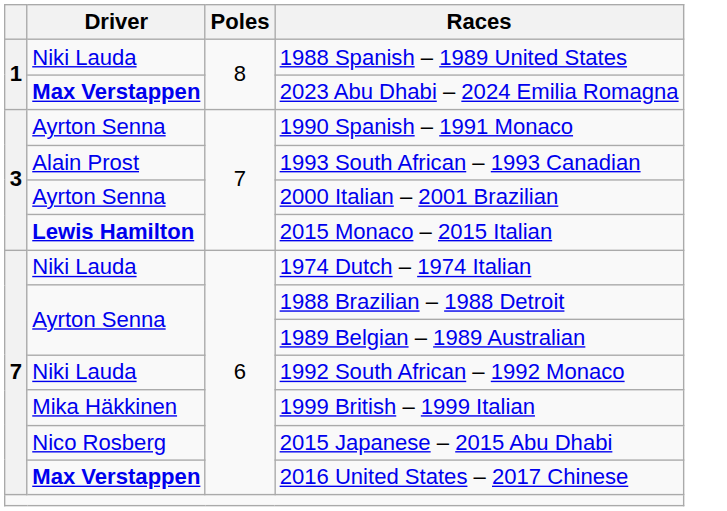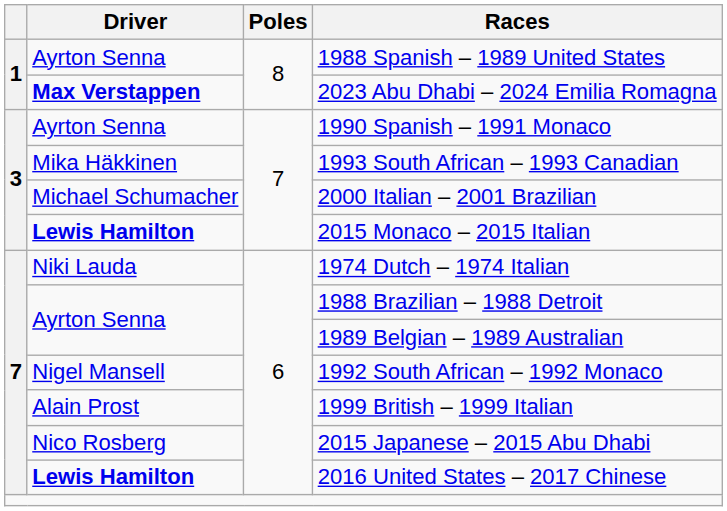(84, 57) Niki Lauda -> (99, 57) Ayrton Senna
(86, 162) Alain Prost -> (105, 162) Mika Häkkinen
(99, 197) Ayrton Senna -> (135, 197) Michael Schumacher
(84, 372) Niki Lauda -> (99, 372) Nigel Mansell
(105, 407) Mika Häkkinen -> (86, 407) Alain Prost
(116, 477) Max Verstappen -> (113, 477) Lewis Hamilton
